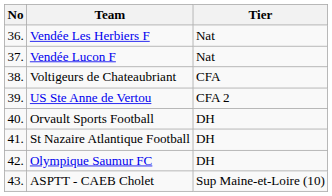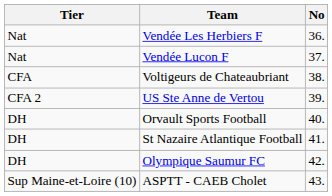columns swapped: (16, 14) <-> (260, 14)
